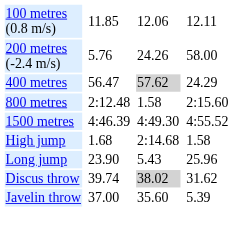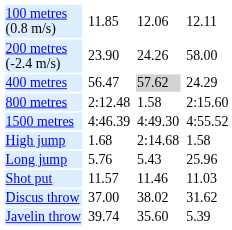(100, 56) 5.76 -> (104, 56) 23.90
(104, 159) 23.90 -> (100, 159) 5.76
+ row: (29, 178)
(104, 178) 39.74 -> (104, 197) 37.00
(153, 178) lightgrey background -> (153, 197) no background
(104, 197) 37.00 -> (104, 217) 39.74
